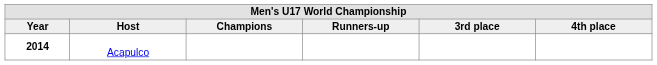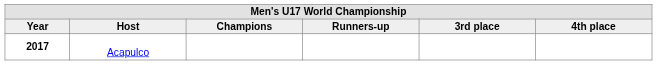(38, 47) 2014 -> (38, 47) 2017
